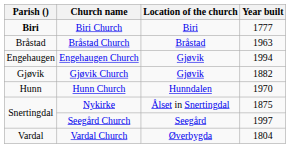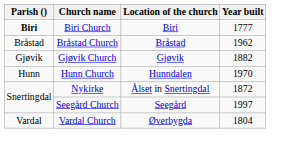(263, 43) 1963 -> (243, 43) 1962
- row: (99, 58)
(263, 105) 1875 -> (243, 89) 1872
